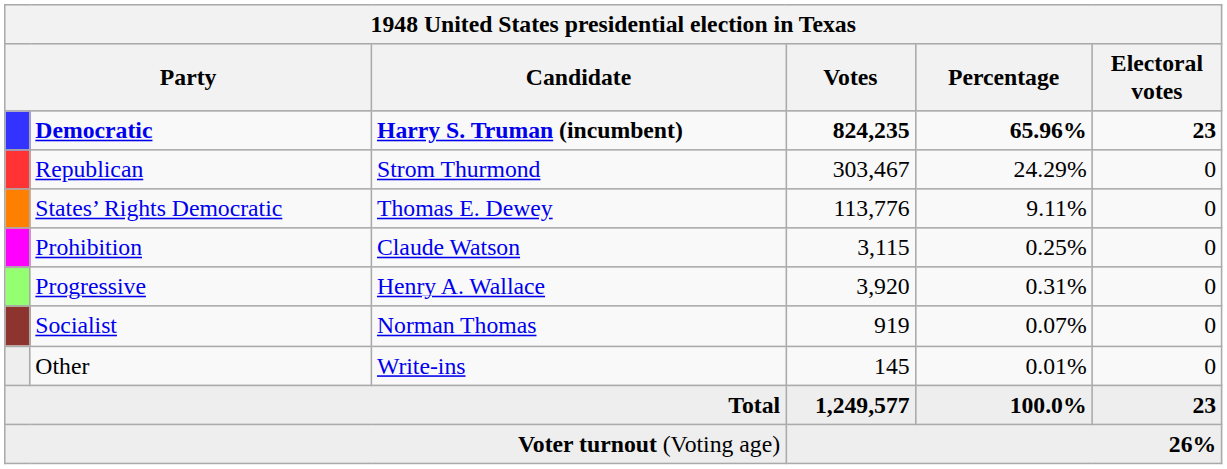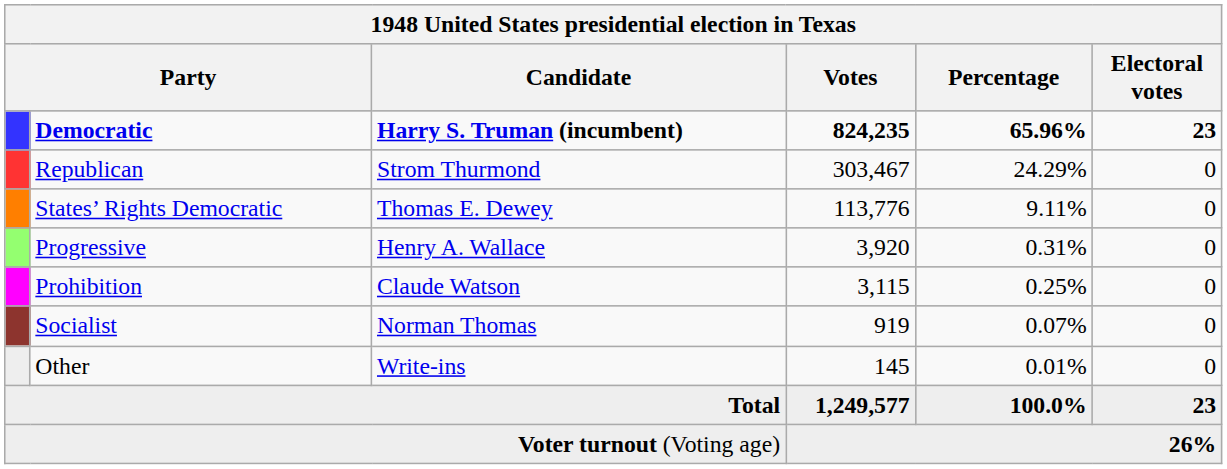rows swapped: (91, 286) <-> (89, 247)
